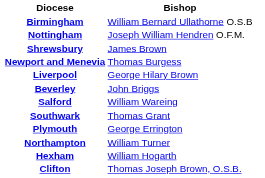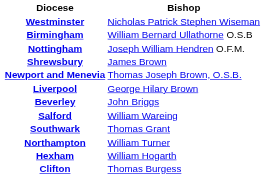+ row: (55, 21)
(144, 62) Thomas Burgess -> (175, 75) Thomas Joseph Brown, O.S.B.
- row: (55, 129)
(175, 169) Thomas Joseph Brown, O.S.B. -> (144, 169) Thomas Burgess
